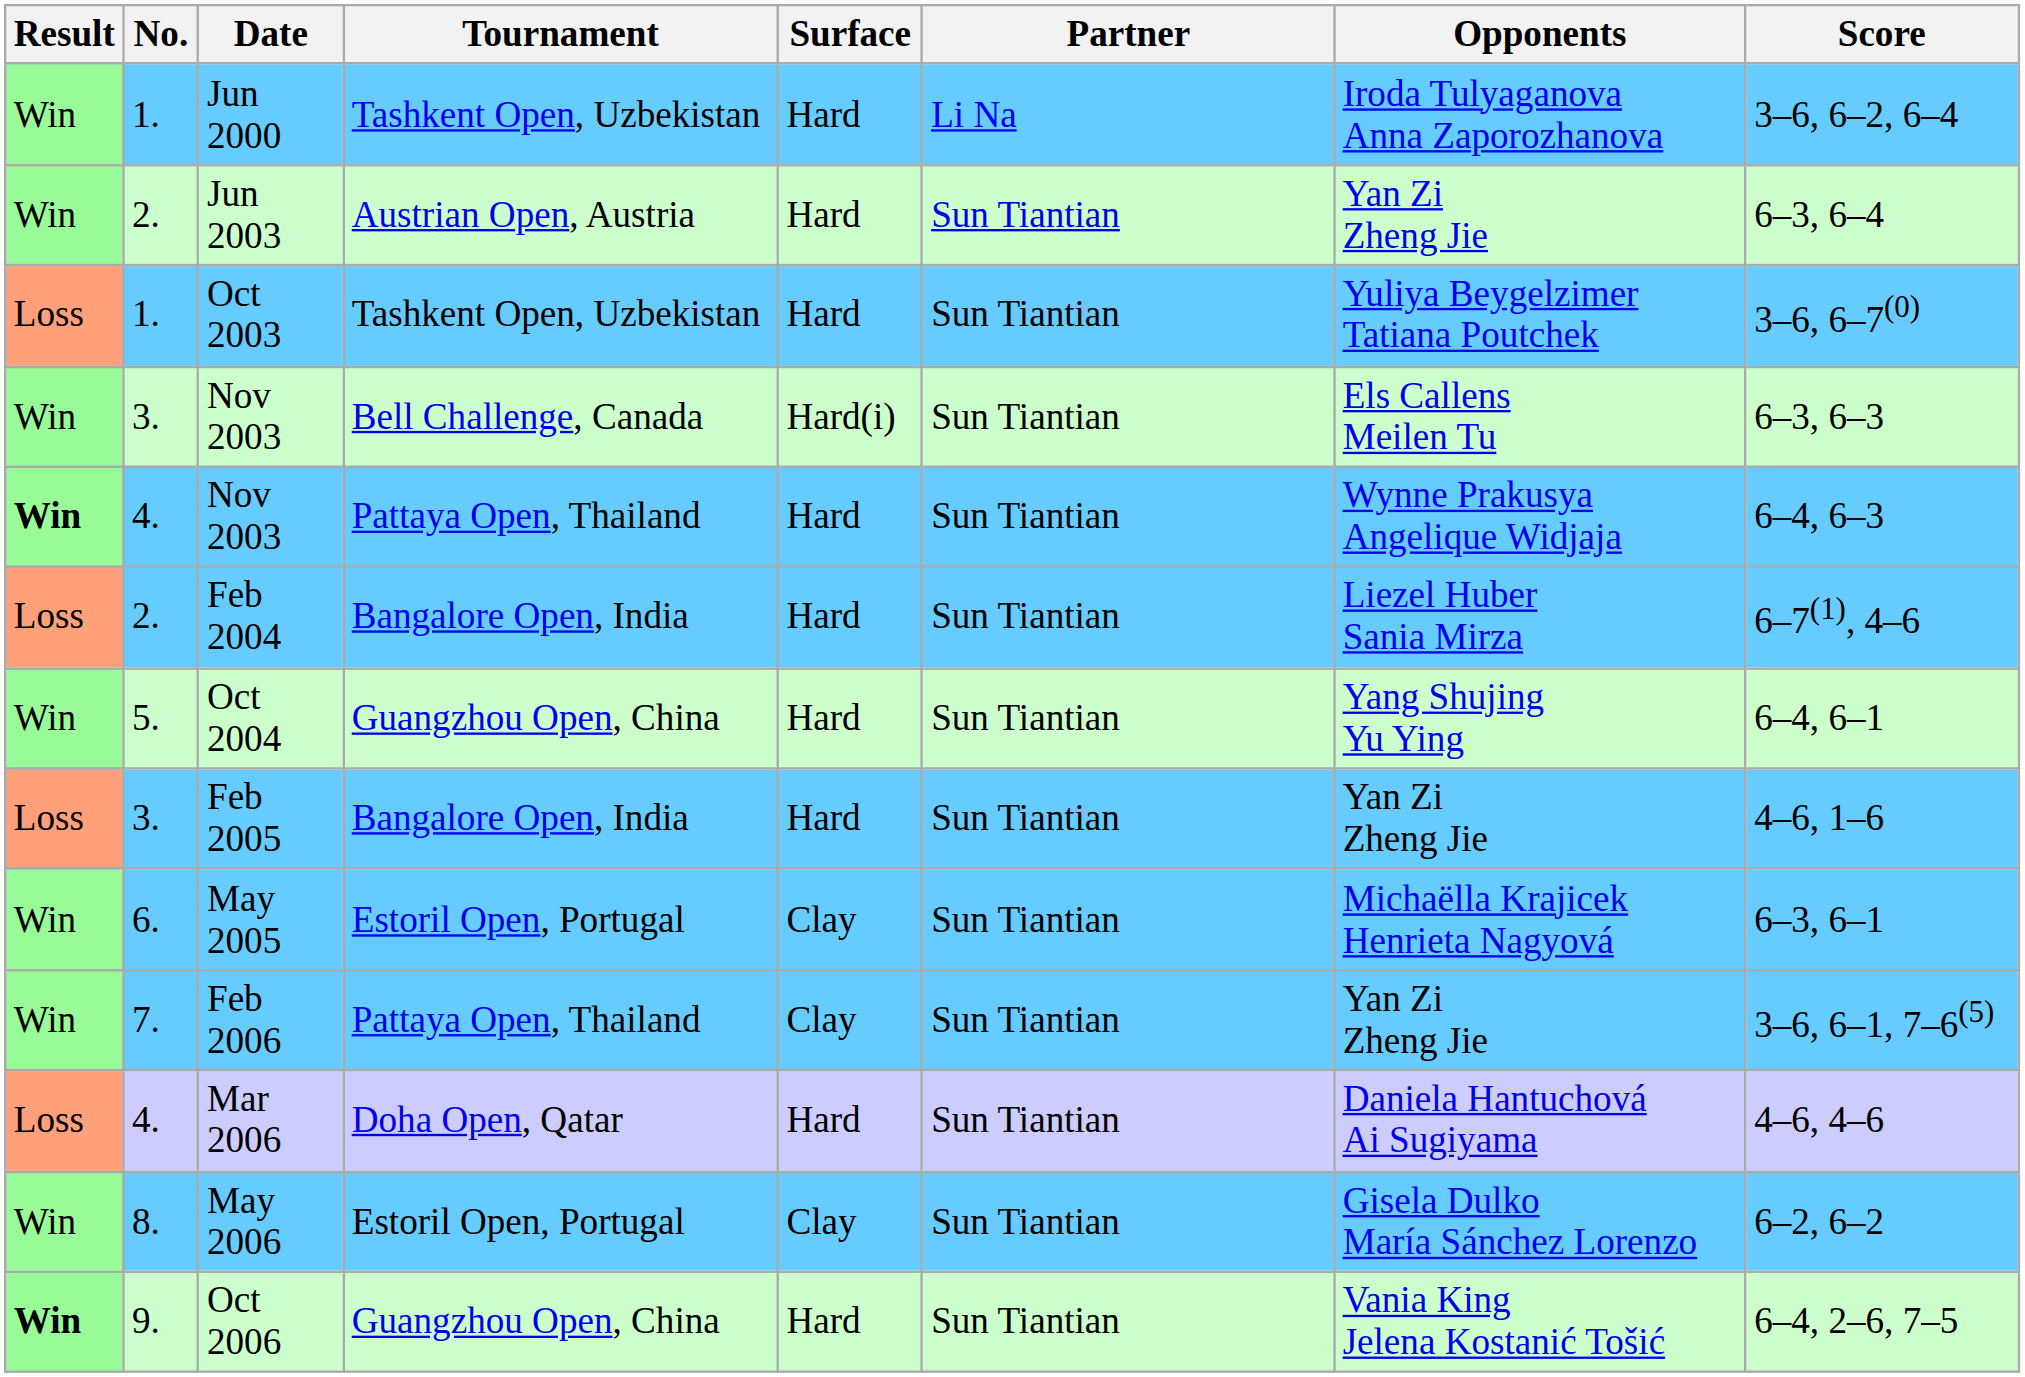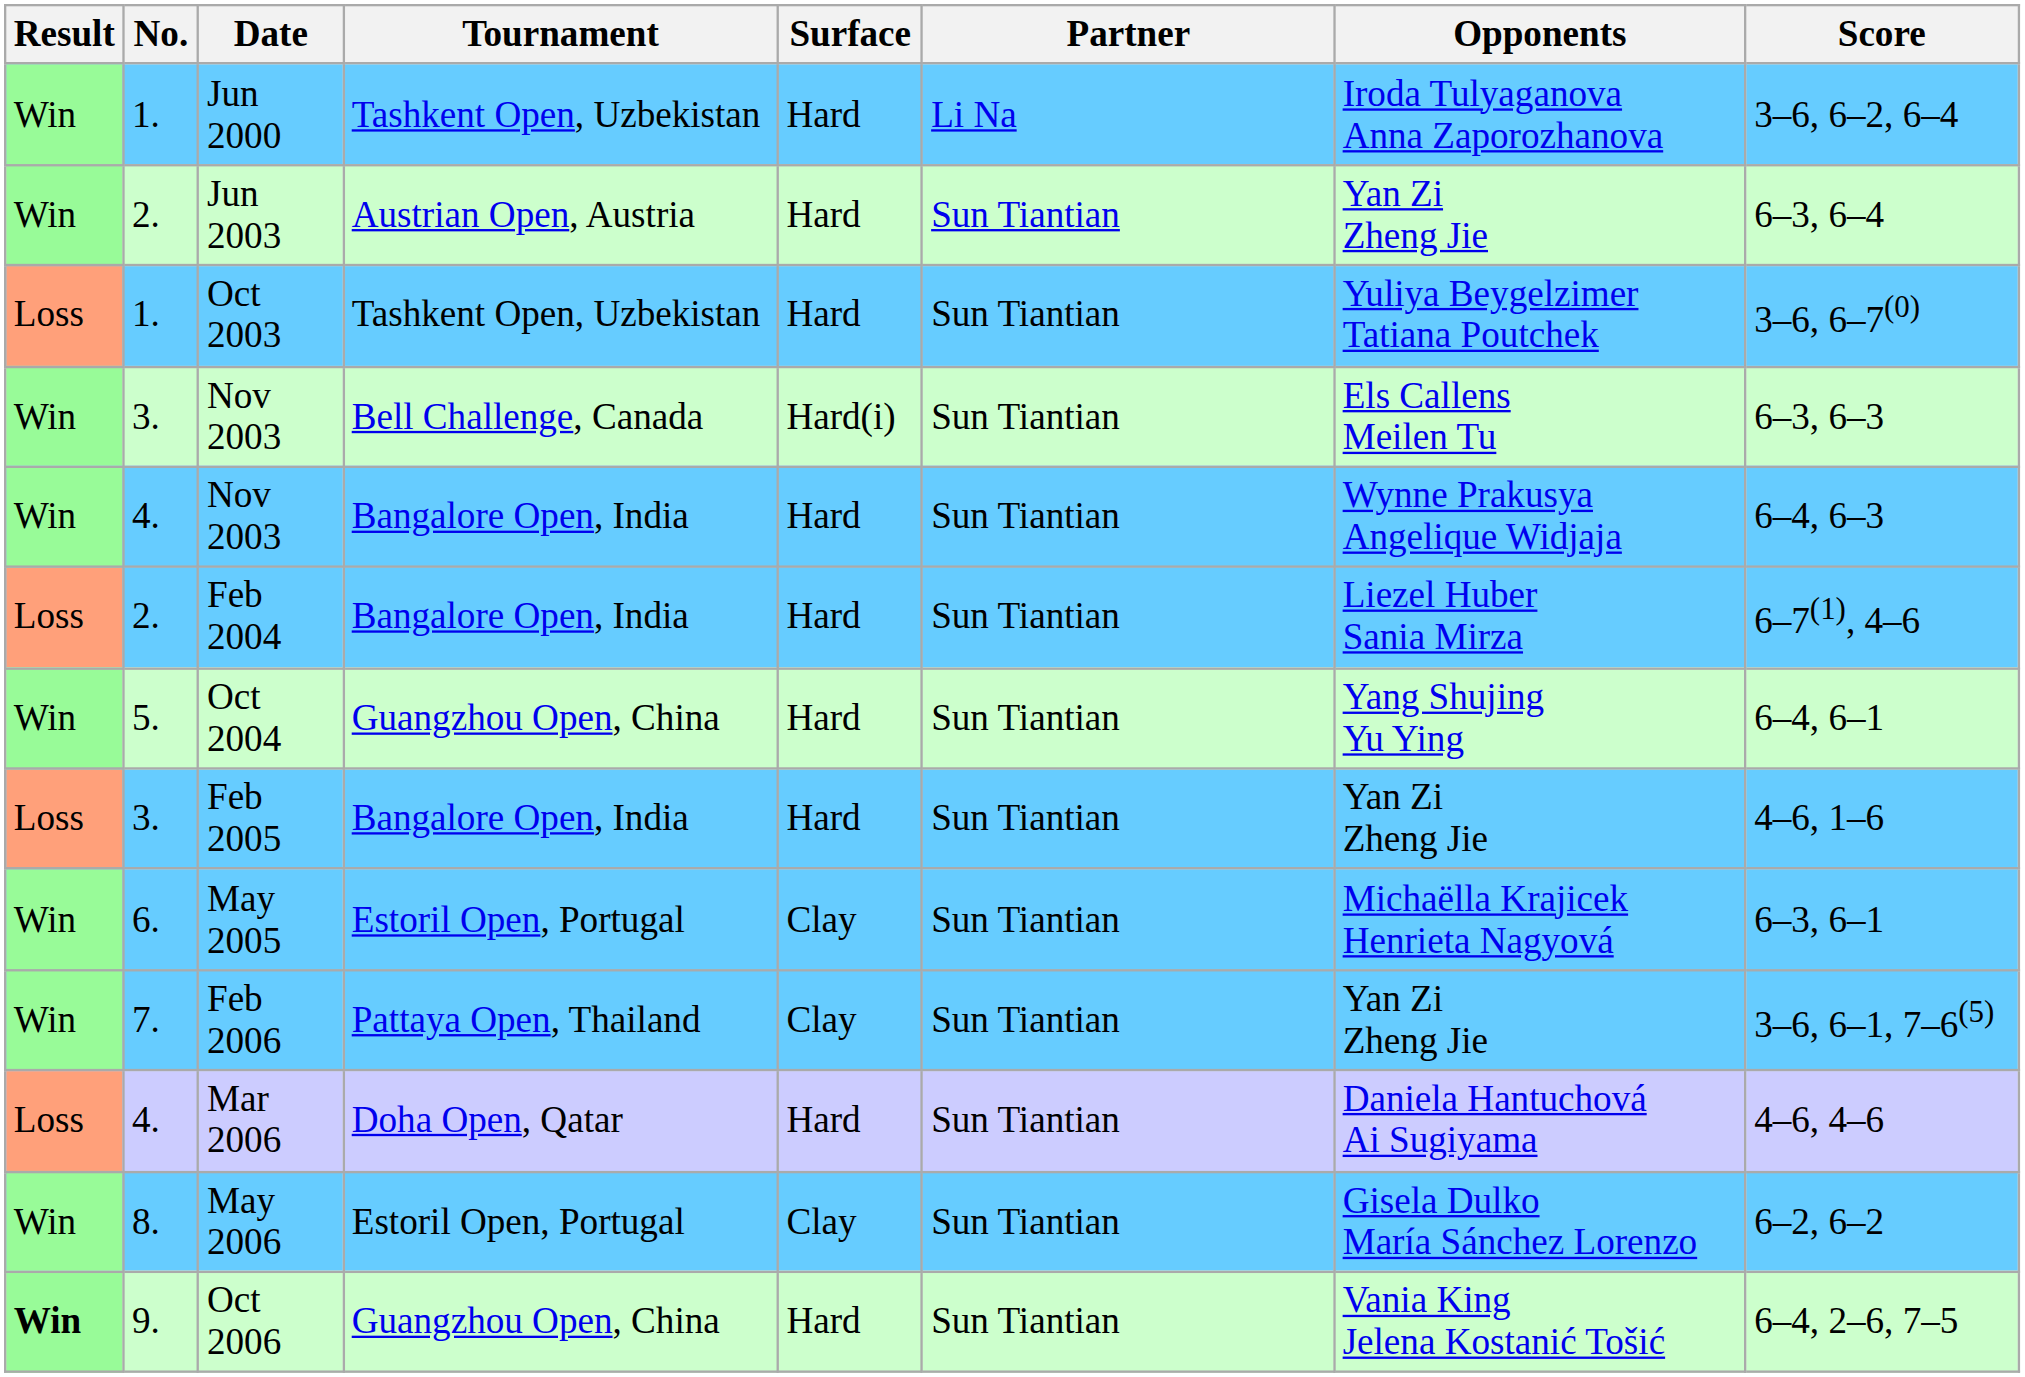(47, 516) bold -> (45, 516) normal
(526, 516) Pattaya Open, Thailand -> (520, 516) Bangalore Open, India
